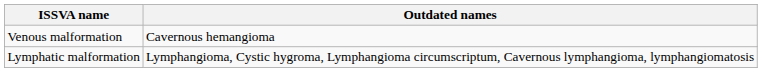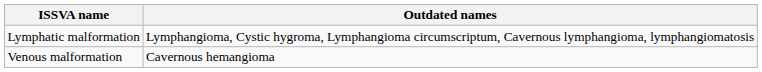rows swapped: (74, 57) <-> (65, 36)
